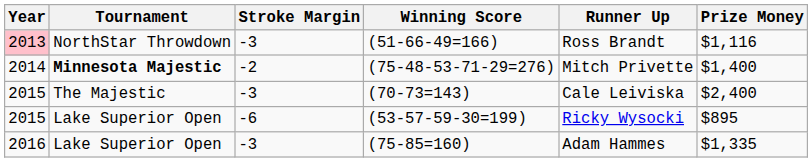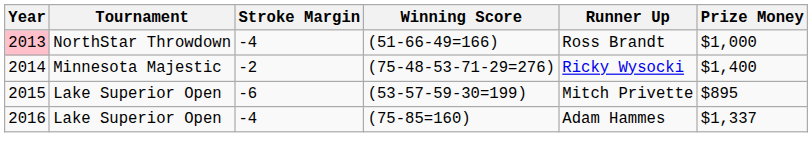(248, 43) -3 -> (248, 43) -4
(729, 43) $1,116 -> (729, 43) $1,000
(137, 68) bold -> (137, 68) normal
(628, 68) Mitch Privette -> (623, 68) Ricky Wysocki
- row: (419, 94)
(623, 119) Ricky Wysocki -> (628, 94) Mitch Privette
(248, 144) -3 -> (248, 119) -4
(729, 144) $1,335 -> (729, 119) $1,337
